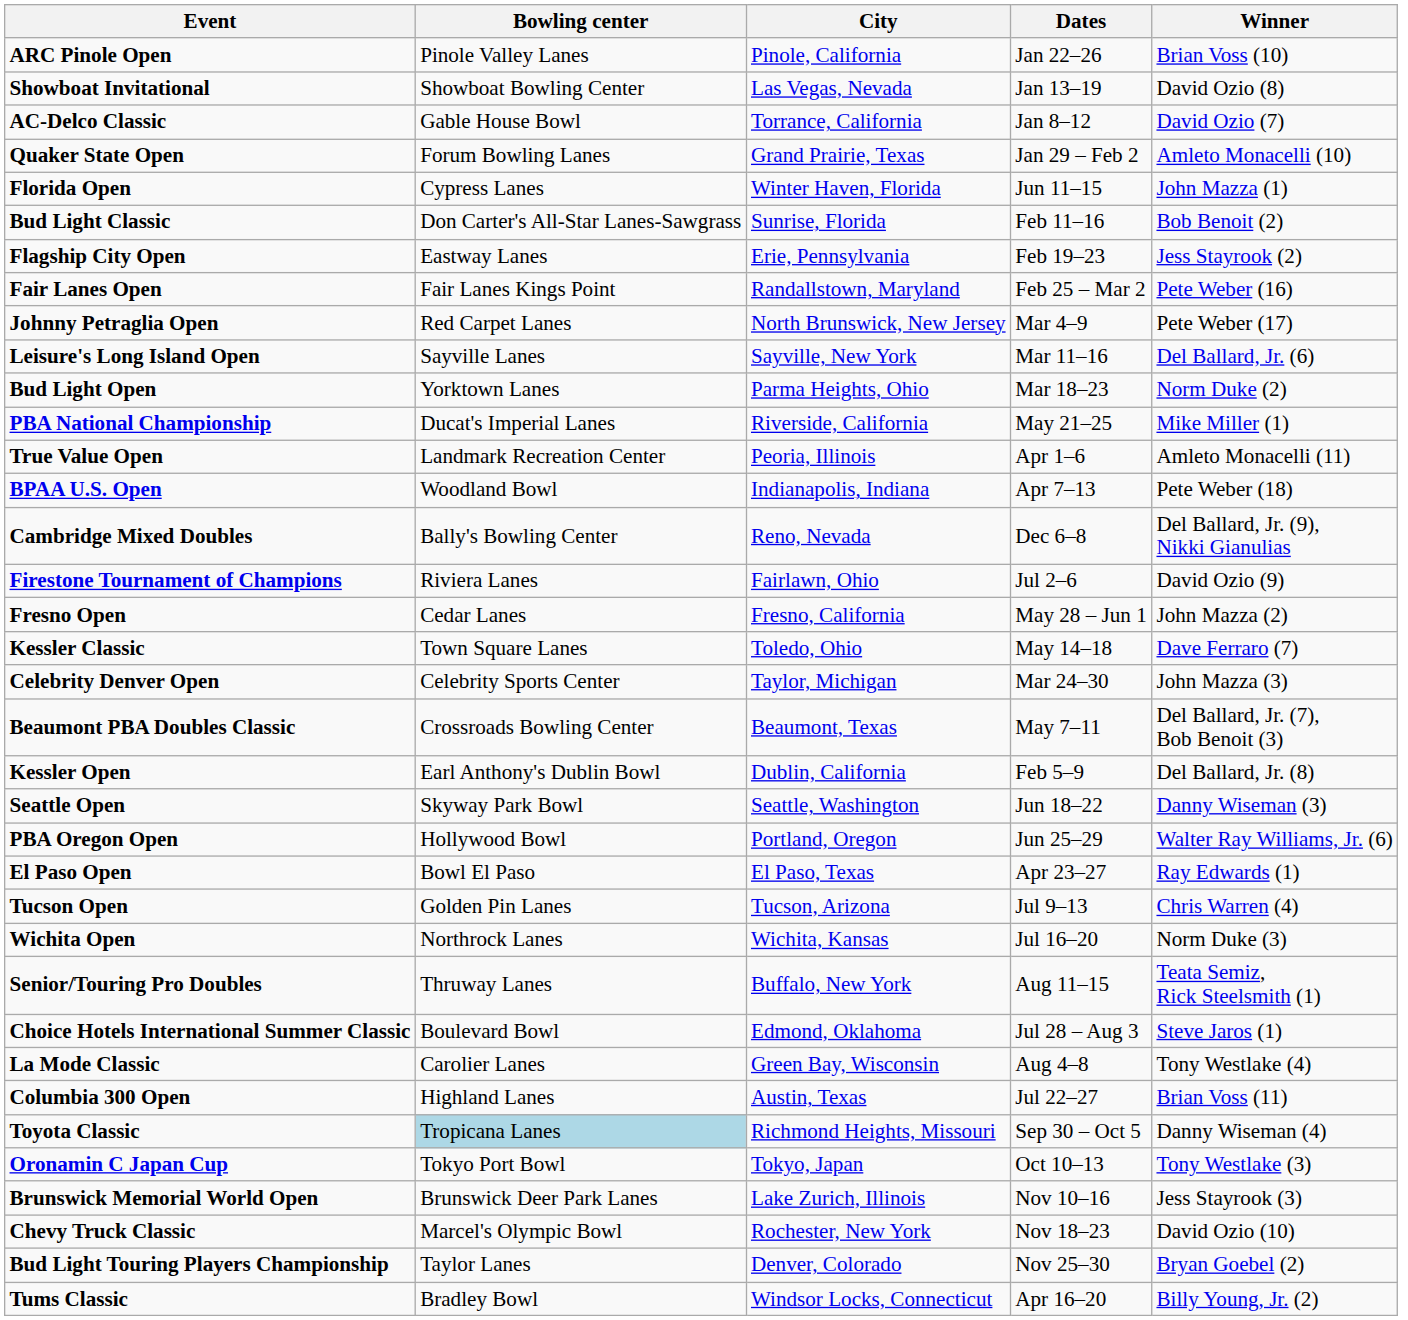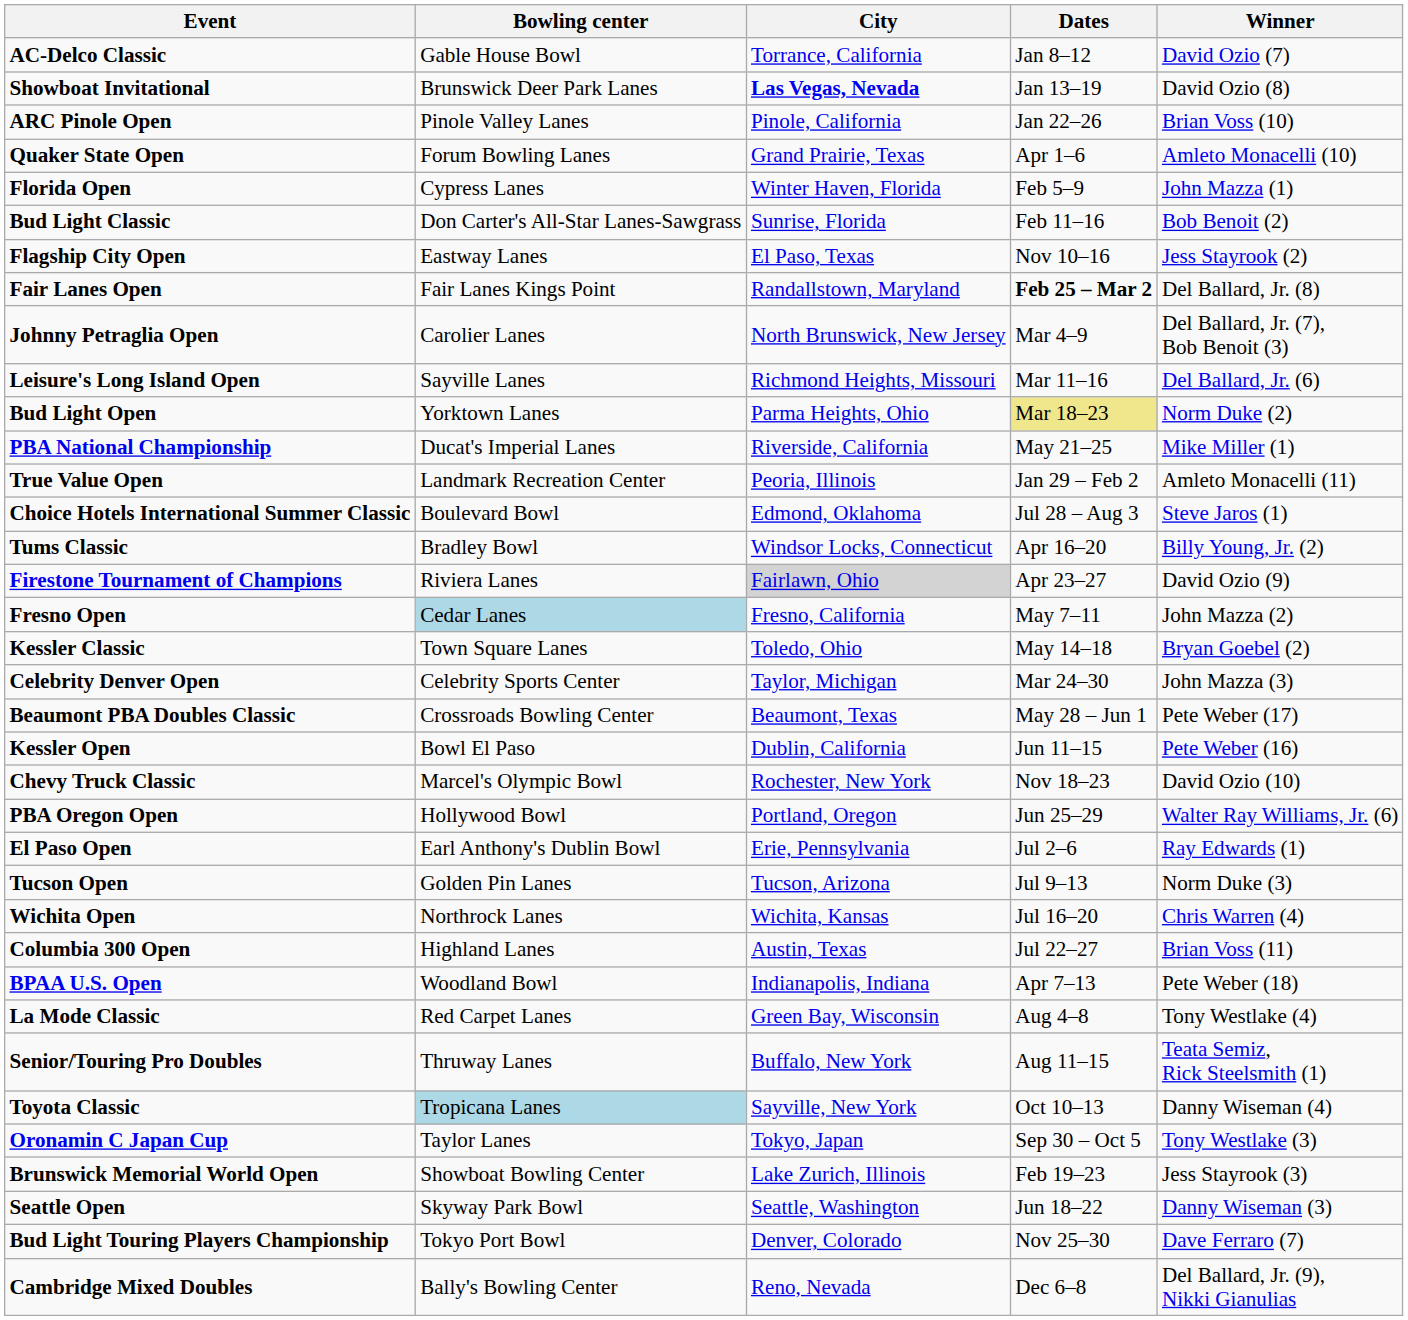rows swapped: (88, 121) <-> (90, 54)
(532, 88) Showboat Bowling Center -> (539, 88) Brunswick Deer Park Lanes
(831, 88) normal -> (835, 88) bold
(1077, 155) Jan 29 – Feb 2 -> (1050, 155) Apr 1–6
(1059, 188) Jun 11–15 -> (1050, 188) Feb 5–9
(830, 255) Erie, Pennsylvania -> (813, 255) El Paso, Texas
(1060, 255) Feb 19–23 -> (1063, 255) Nov 10–16
(1080, 289) normal -> (1084, 289) bold
(1225, 289) Pete Weber (16) -> (1241, 289) Del Ballard, Jr. (8)
(496, 322) Red Carpet Lanes -> (483, 334) Carolier Lanes
(1225, 322) Pete Weber (17) -> (1243, 334) Del Ballard, Jr. (7), Bob Benoit (3)
(834, 356) Sayville, New York -> (873, 379) Richmond Heights, Missouri
(1062, 389) no background -> (1062, 413) khaki background
(1050, 456) Apr 1–6 -> (1077, 480) Jan 29 – Feb 2
rows swapped: (86, 490) <-> (210, 1030)
rows swapped: (69, 1298) <-> (131, 535)
(815, 580) no background -> (815, 580) lightgrey background
(1046, 580) Jul 2–6 -> (1061, 580) Apr 23–27
(473, 614) no background -> (473, 614) lightblue background
(1081, 614) May 28 – Jun 1 -> (1058, 614) May 7–11
(1227, 647) Dave Ferraro (7) -> (1236, 647) Bryan Goebel (2)
(1058, 726) May 7–11 -> (1081, 714) May 28 – Jun 1
(1238, 726) Del Ballard, Jr. (7), Bob Benoit (3) -> (1230, 714) Pete Weber (17)
(540, 772) Earl Anthony's Dublin Bowl -> (478, 748) Bowl El Paso
(1050, 772) Feb 5–9 -> (1059, 748) Jun 11–15
(1235, 772) Del Ballard, Jr. (8) -> (1230, 748) Pete Weber (16)
rows swapped: (67, 805) <-> (102, 1231)
(478, 872) Bowl El Paso -> (540, 848) Earl Anthony's Dublin Bowl
(813, 872) El Paso, Texas -> (830, 848) Erie, Pennsylvania
(1061, 872) Apr 23–27 -> (1046, 848) Jul 2–6
(1228, 906) Chris Warren (4) -> (1227, 882) Norm Duke (3)
(1222, 939) Norm Duke (3) -> (1233, 915) Chris Warren (4)
rows swapped: (100, 1097) <-> (136, 985)
(483, 1063) Carolier Lanes -> (496, 1016) Red Carpet Lanes
(873, 1130) Richmond Heights, Missouri -> (834, 1107) Sayville, New York
(1078, 1130) Sep 30 – Oct 5 -> (1060, 1107) Oct 10–13
(493, 1164) Tokyo Port Bowl -> (475, 1140) Taylor Lanes
(1060, 1164) Oct 10–13 -> (1078, 1140) Sep 30 – Oct 5
(539, 1197) Brunswick Deer Park Lanes -> (532, 1174) Showboat Bowling Center
(1063, 1197) Nov 10–16 -> (1060, 1174) Feb 19–23
(475, 1264) Taylor Lanes -> (493, 1241) Tokyo Port Bowl
(1230, 1264) Bryan Goebel (2) -> (1233, 1241) Dave Ferraro (7)
